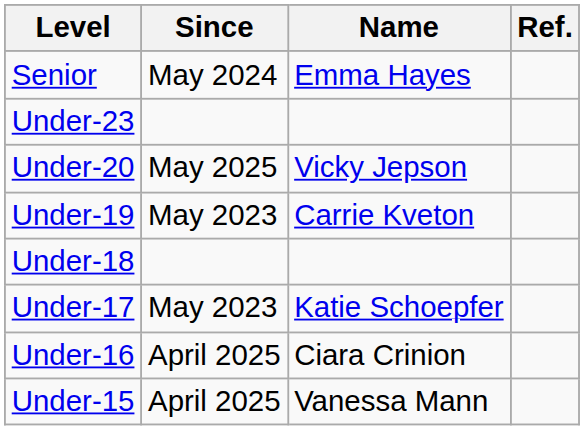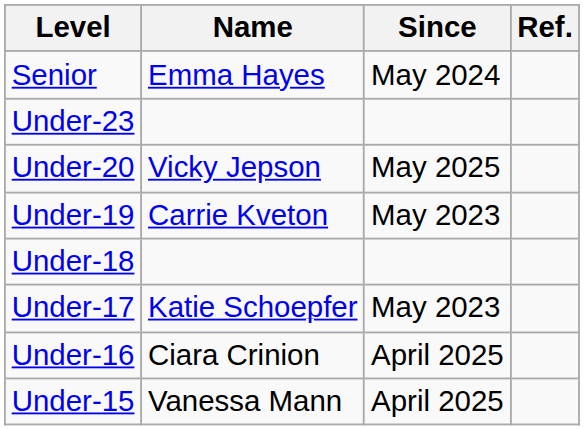columns swapped: (399, 27) <-> (214, 27)
